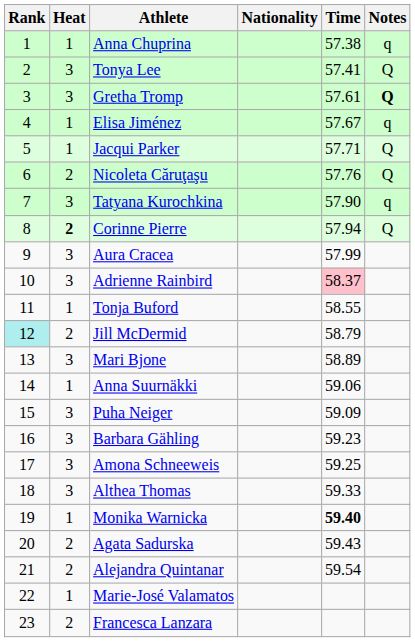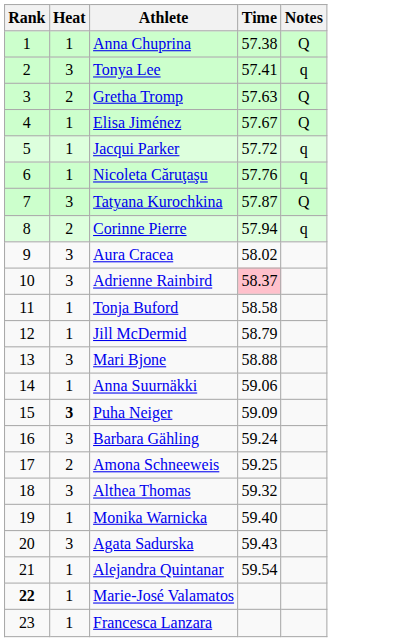- column: (280, 17)
(387, 44) q -> (304, 44) Q
(387, 70) Q -> (304, 70) q
(69, 96) 3 -> (69, 96) 2
(343, 96) 57.61 -> (259, 96) 57.63
(387, 96) bold -> (304, 96) normal
(387, 123) q -> (304, 123) Q
(343, 149) 57.71 -> (259, 149) 57.72
(387, 149) Q -> (304, 149) q
(69, 175) 2 -> (69, 175) 1
(387, 175) Q -> (304, 175) q
(343, 202) 57.90 -> (259, 202) 57.87
(387, 202) q -> (304, 202) Q
(69, 228) bold -> (69, 228) normal
(387, 228) Q -> (304, 228) q
(343, 254) 57.99 -> (259, 254) 58.02
(343, 307) 58.55 -> (259, 307) 58.58
(27, 333) paleturquoise background -> (27, 333) no background
(69, 333) 2 -> (69, 333) 1
(343, 359) 58.89 -> (259, 359) 58.88
(69, 412) normal -> (69, 412) bold
(343, 438) 59.23 -> (259, 438) 59.24
(69, 465) 3 -> (69, 465) 2
(343, 491) 59.33 -> (259, 491) 59.32
(343, 517) bold -> (259, 517) normal
(69, 544) 2 -> (69, 544) 3
(69, 570) 2 -> (69, 570) 1
(27, 596) normal -> (27, 596) bold
(69, 623) 2 -> (69, 623) 1
